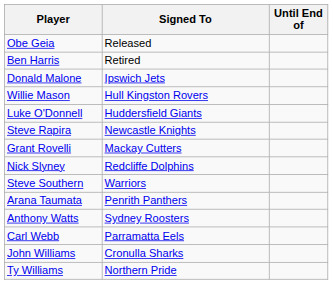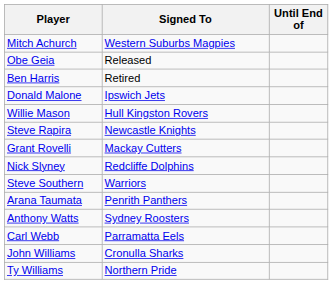+ row: (42, 43)
- row: (45, 113)
